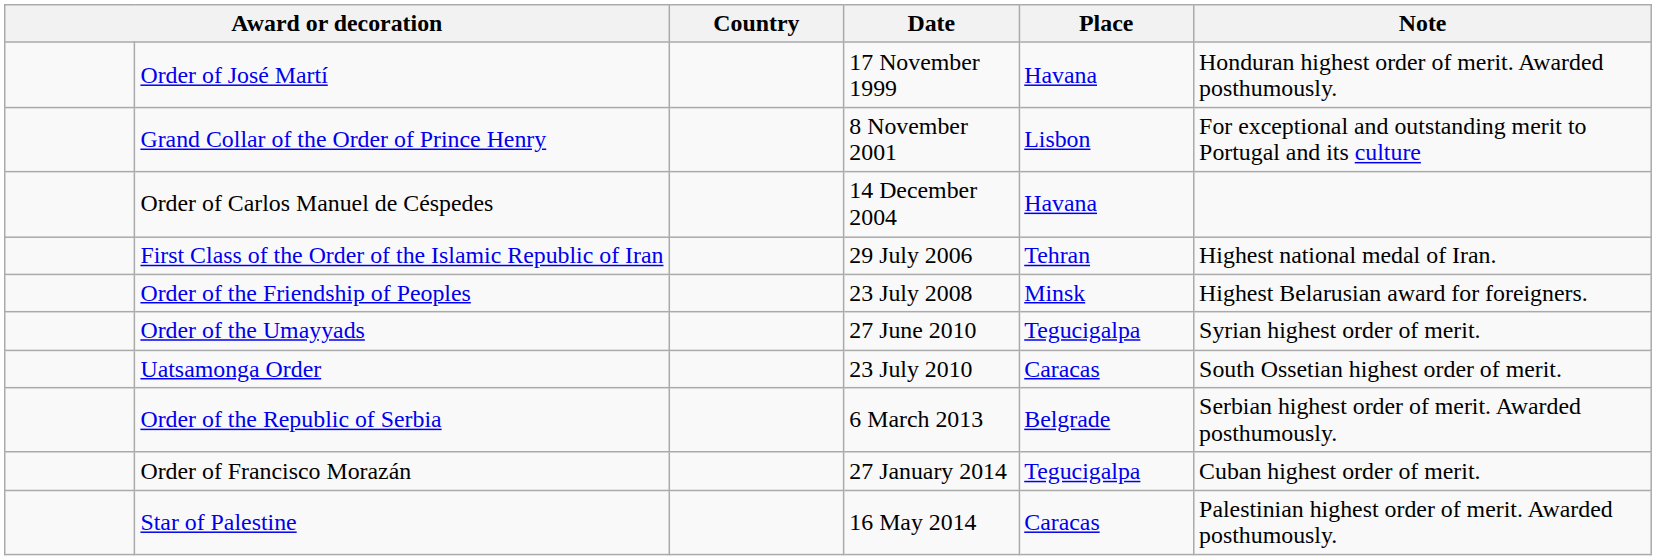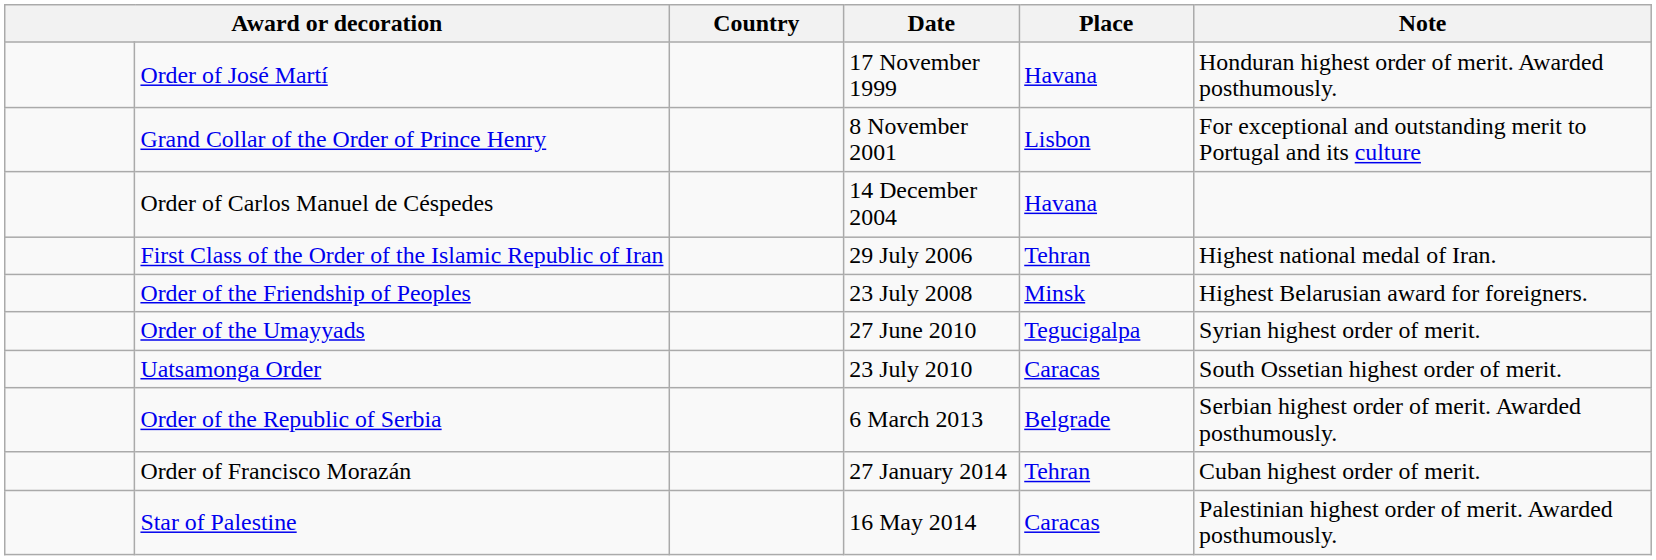(1082, 470) Tegucigalpa -> (1057, 470) Tehran
